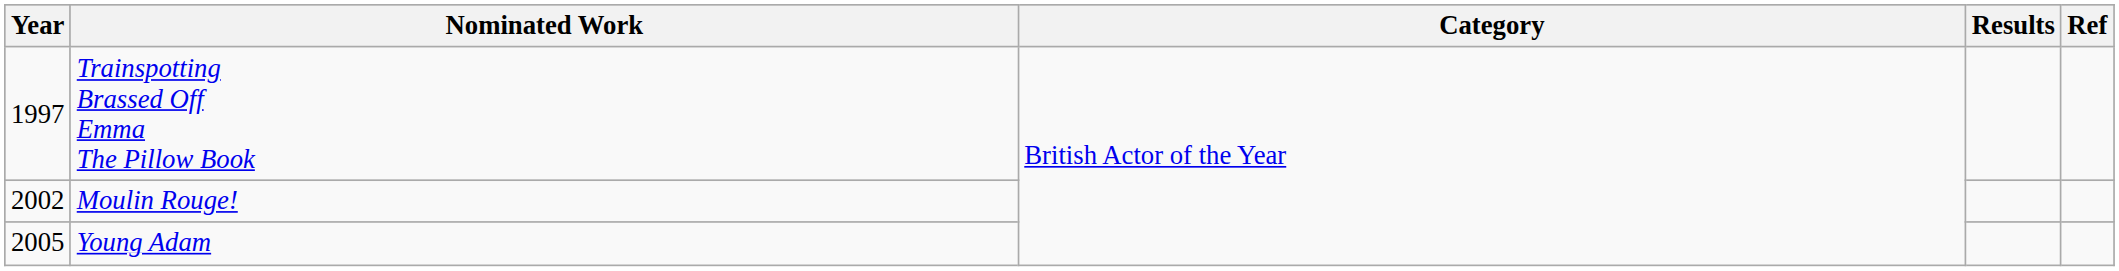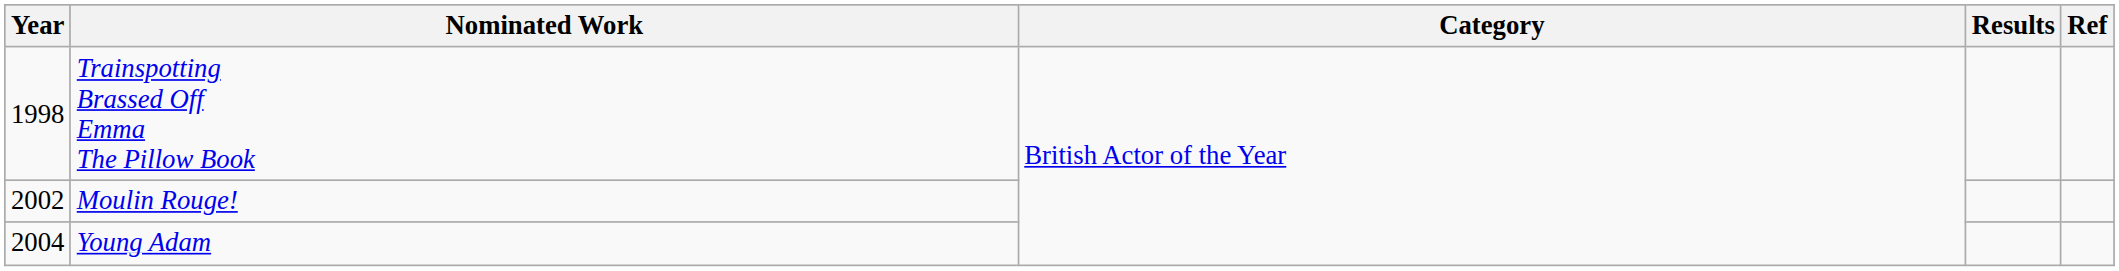(38, 113) 1997 -> (38, 113) 1998
(38, 242) 2005 -> (38, 242) 2004
